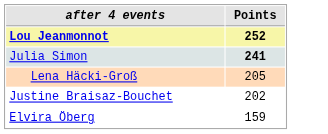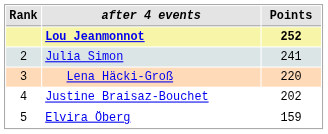+ column: (24, 16)
(255, 57) bold -> (291, 57) normal
(255, 77) 205 -> (291, 77) 220
